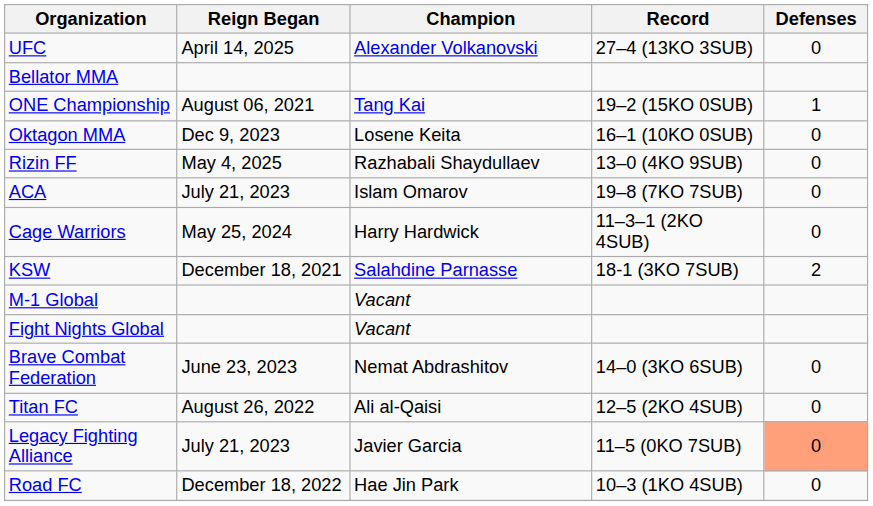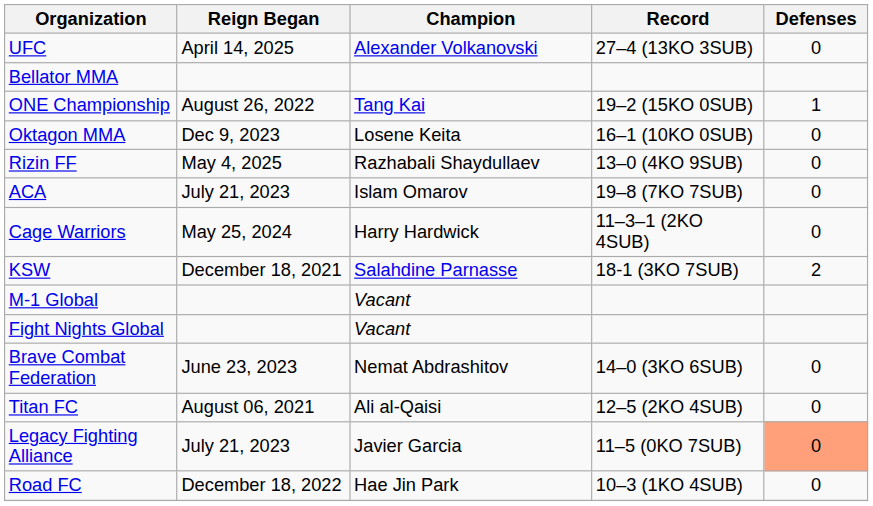(248, 105) August 06, 2021 -> (248, 105) August 26, 2022
(248, 407) August 26, 2022 -> (248, 407) August 06, 2021
